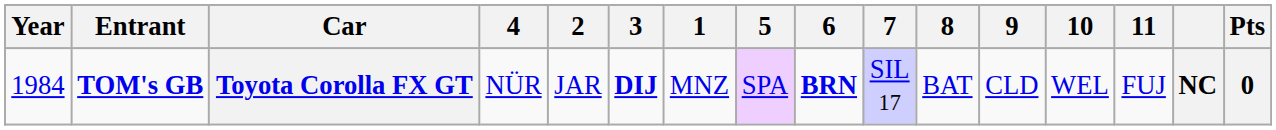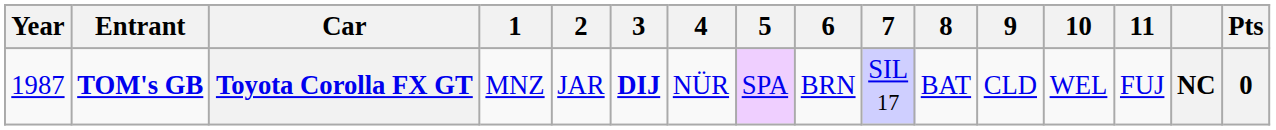columns swapped: (699, 26) <-> (514, 26)
(38, 85) 1984 -> (38, 85) 1987
(829, 85) bold -> (828, 85) normal
